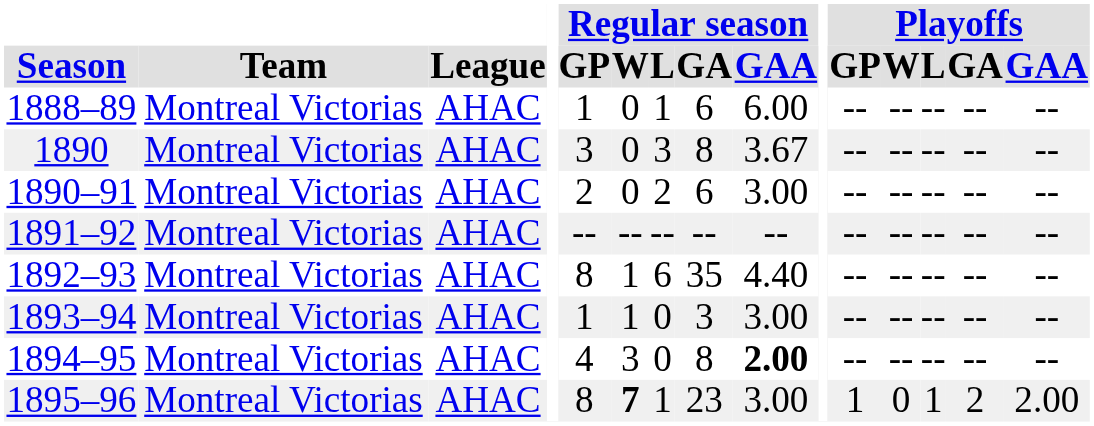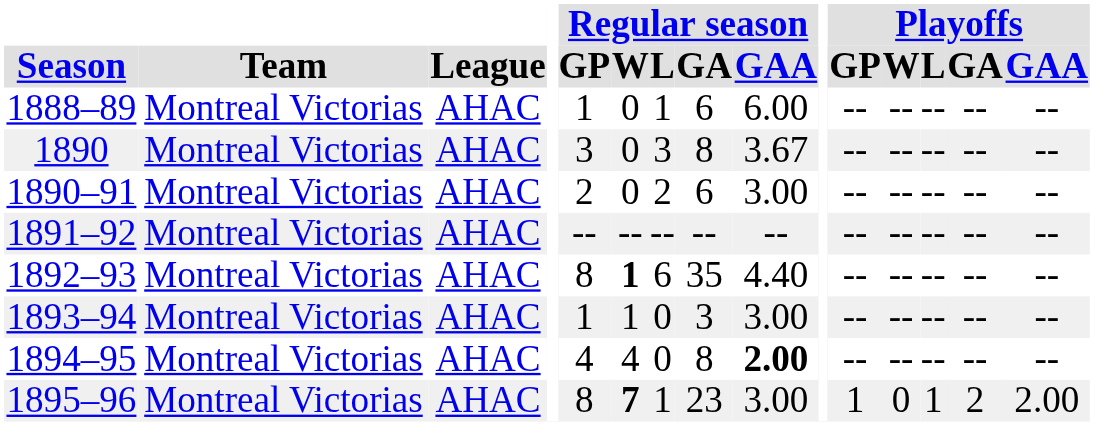(630, 274) normal -> (630, 274) bold
(630, 358) 3 -> (630, 358) 4
